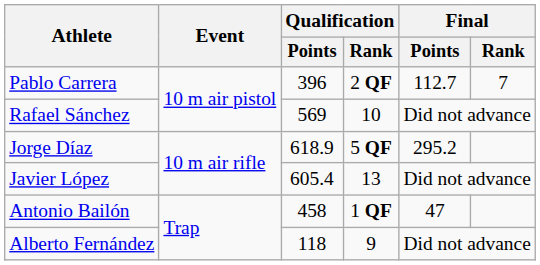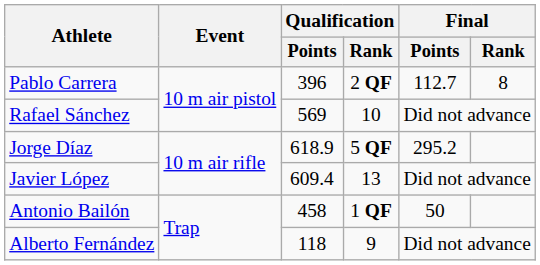(503, 83) 7 -> (503, 83) 8
(312, 179) 605.4 -> (312, 179) 609.4
(435, 211) 47 -> (435, 211) 50
